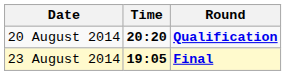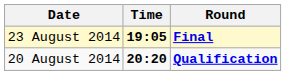rows swapped: (64, 37) <-> (64, 59)
